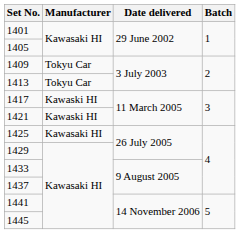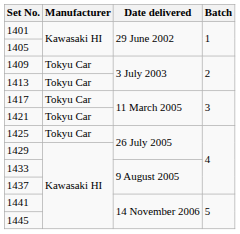(71, 99) Kawaski HI -> (68, 99) Tokyu Car
(71, 116) Kawaski HI -> (68, 116) Tokyu Car
(74, 133) Kawasaki HI -> (68, 133) Tokyu Car
